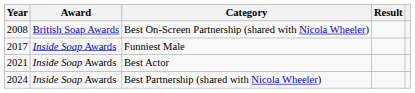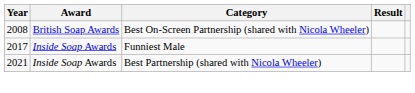- row: (147, 63)
(17, 79) 2024 -> (17, 63) 2021
